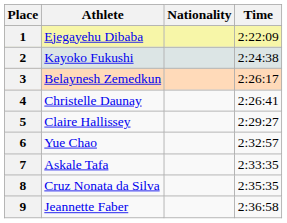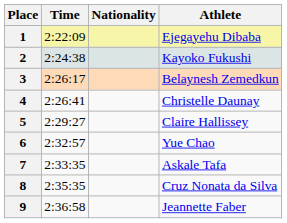columns swapped: (103, 15) <-> (258, 15)
